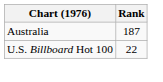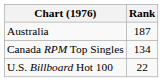+ row: (65, 49)
